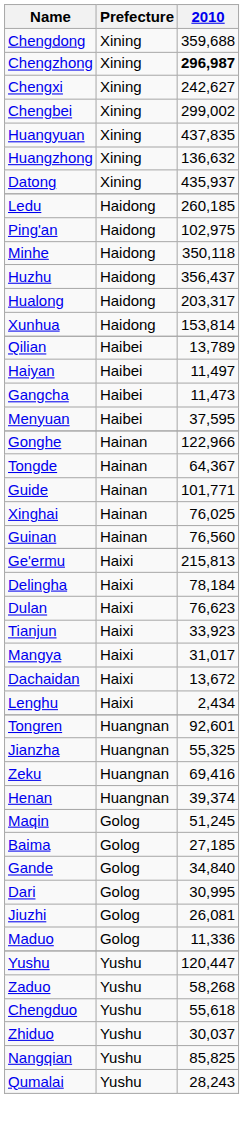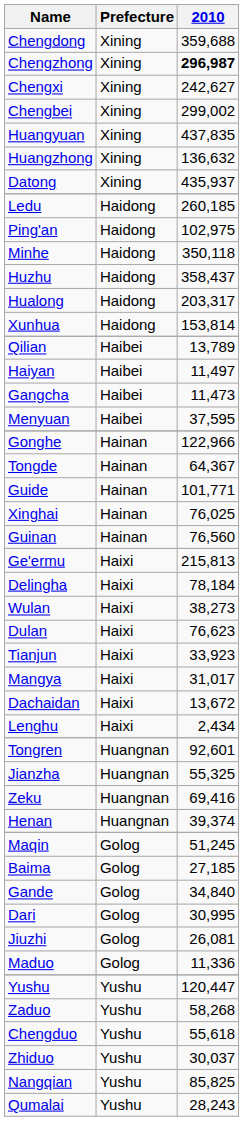(208, 277) 356,437 -> (208, 277) 358,437
+ row: (29, 608)
